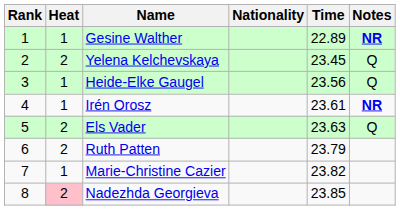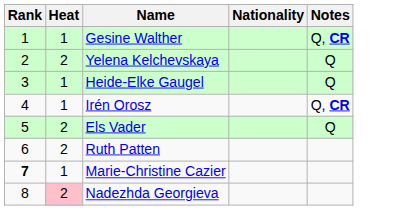- column: (328, 15)
(372, 37) NR -> (330, 37) Q, CR
(372, 104) NR -> (330, 104) Q, CR
(25, 171) normal -> (25, 171) bold
